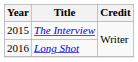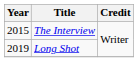(18, 48) 2016 -> (18, 48) 2019
